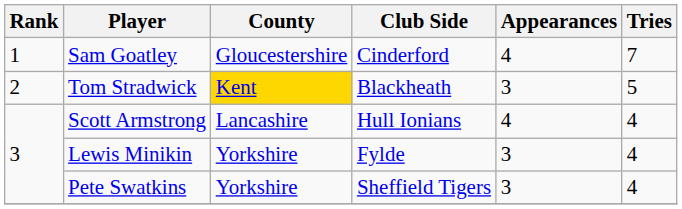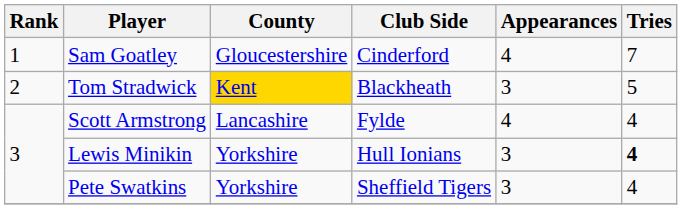(409, 120) Hull Ionians -> (381, 120) Fylde
(381, 154) Fylde -> (409, 154) Hull Ionians
(632, 154) normal -> (632, 154) bold
